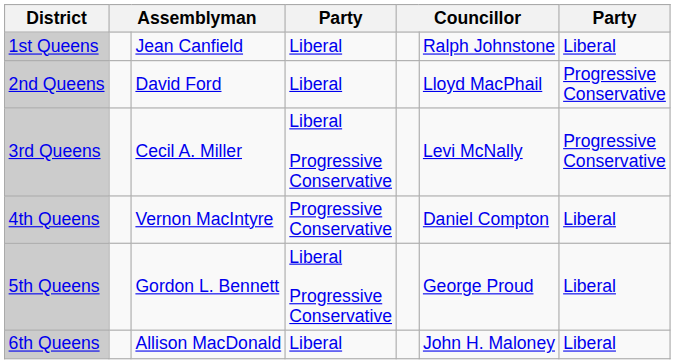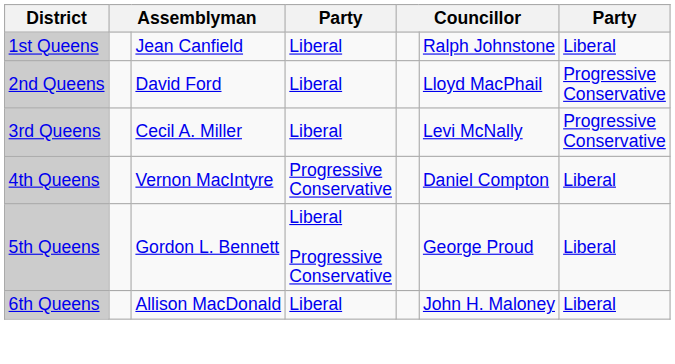(341, 151) Liberal Progressive Conservative -> (316, 131) Liberal
